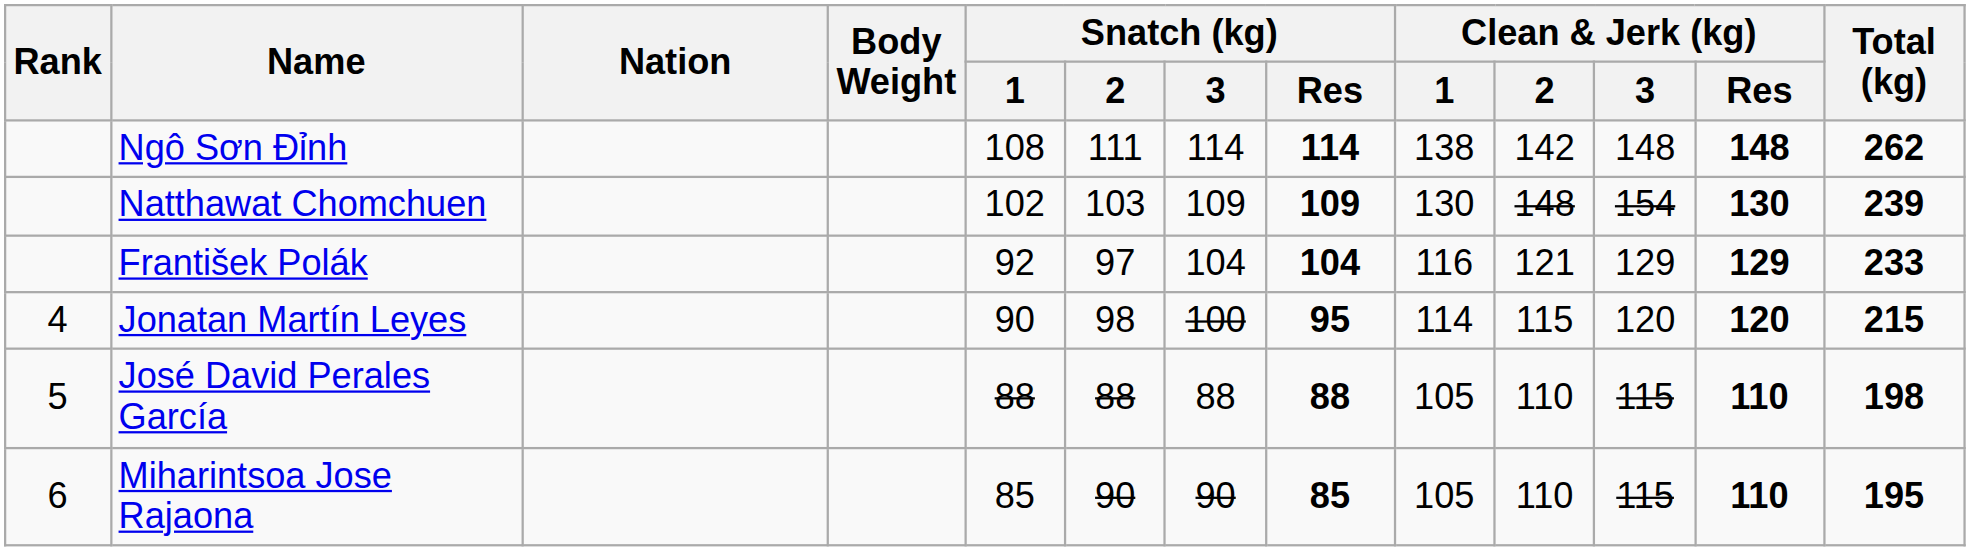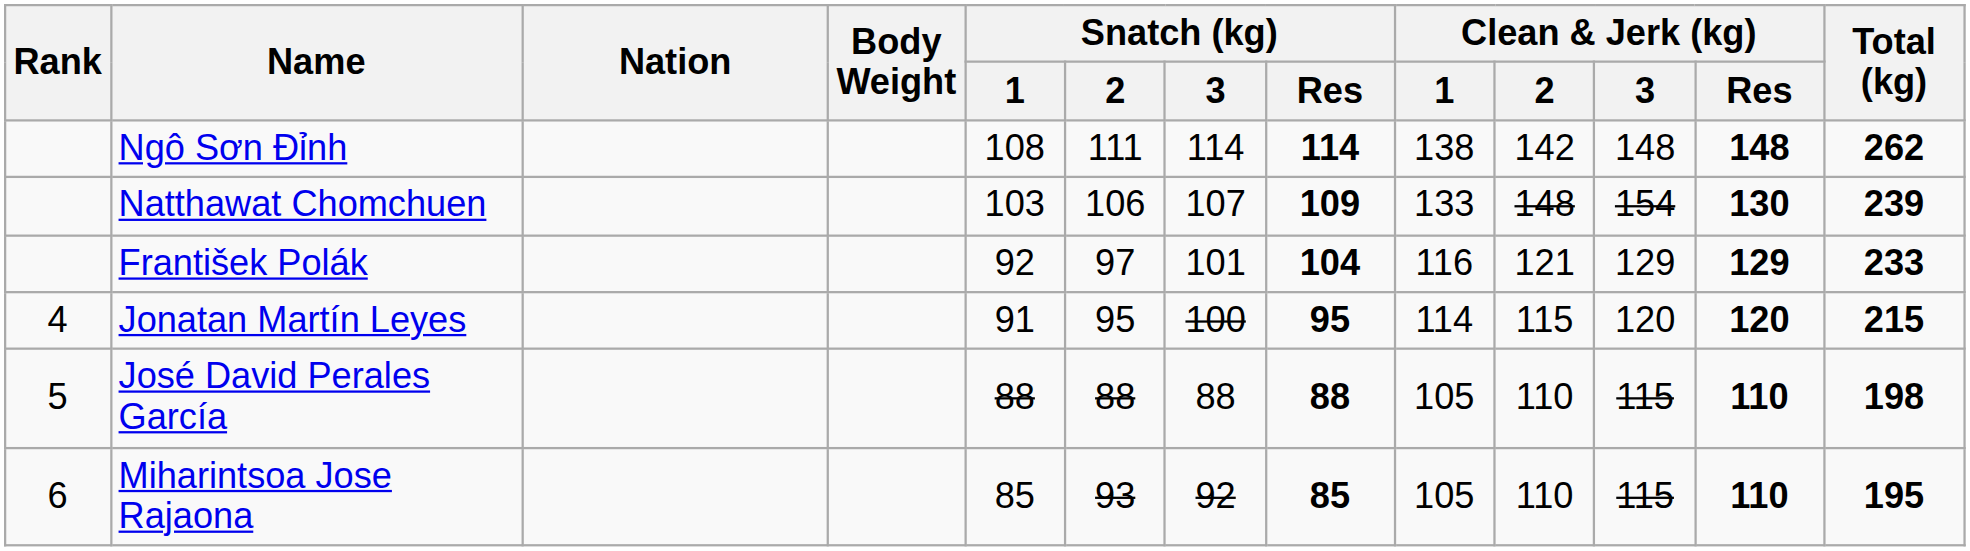(1015, 205) 102 -> (1015, 205) 103
(1115, 205) 103 -> (1115, 205) 106
(1216, 205) 109 -> (1216, 205) 107
(1444, 205) 130 -> (1444, 205) 133
(1216, 262) 104 -> (1216, 262) 101
(1015, 319) 90 -> (1015, 319) 91
(1115, 319) 98 -> (1115, 319) 95
(1115, 495) 90 -> (1115, 495) 93
(1216, 495) 90 -> (1216, 495) 92
